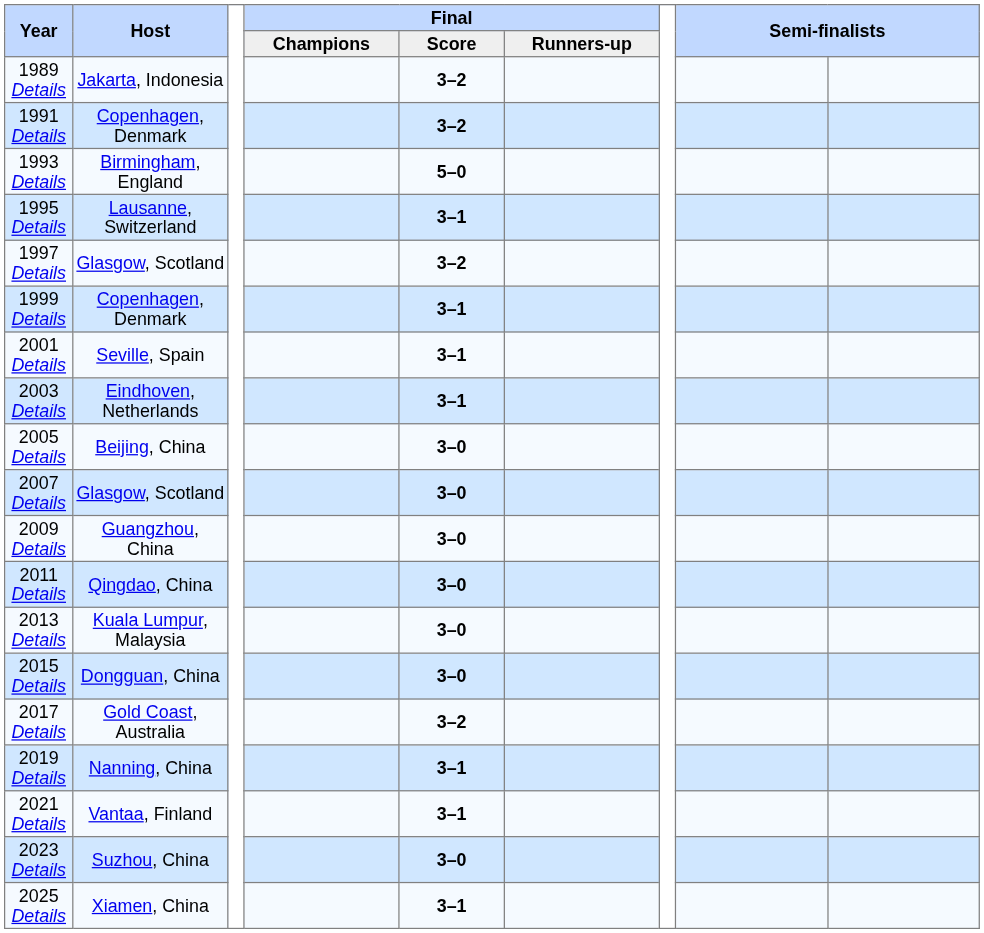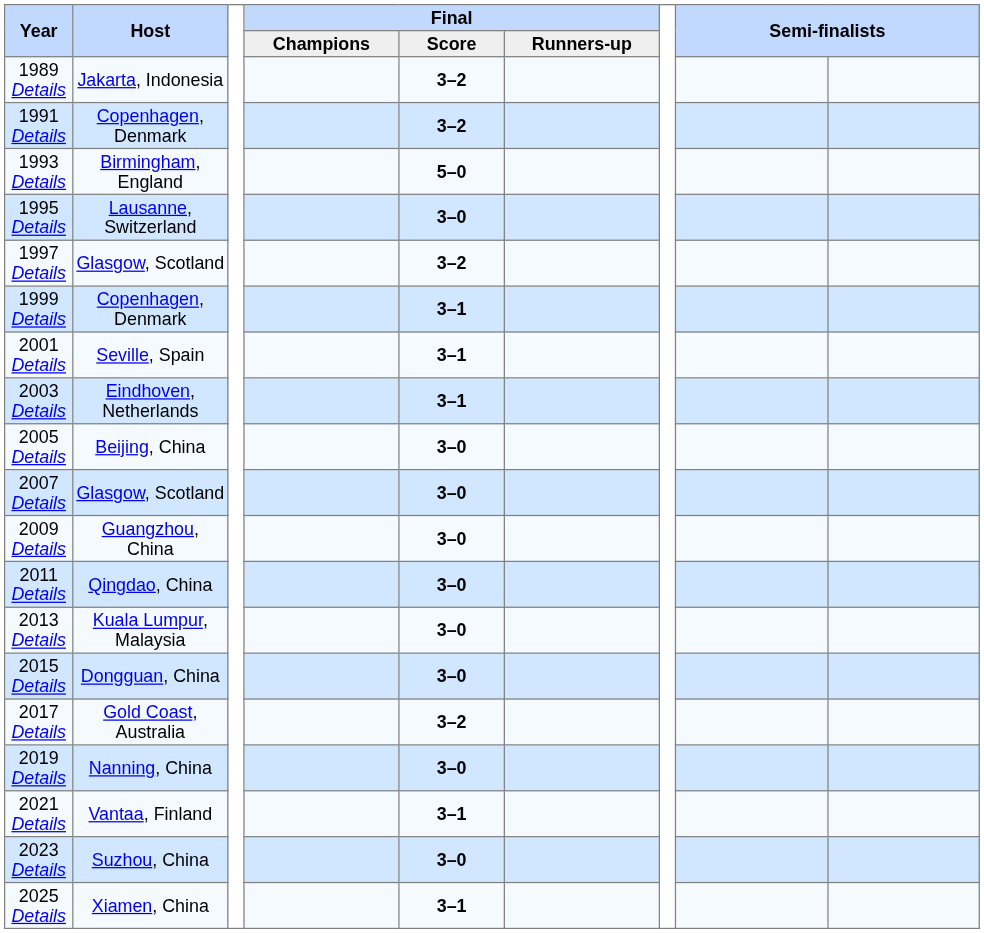(452, 217) 3–1 -> (452, 217) 3–0
(452, 768) 3–1 -> (452, 768) 3–0
